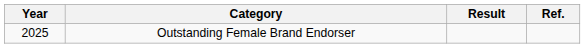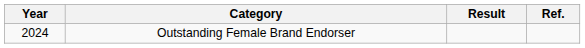(35, 33) 2025 -> (35, 33) 2024
